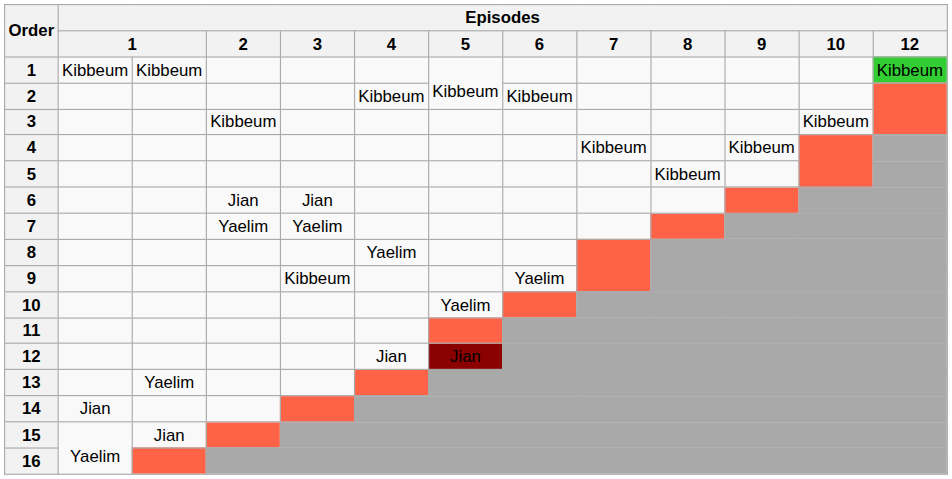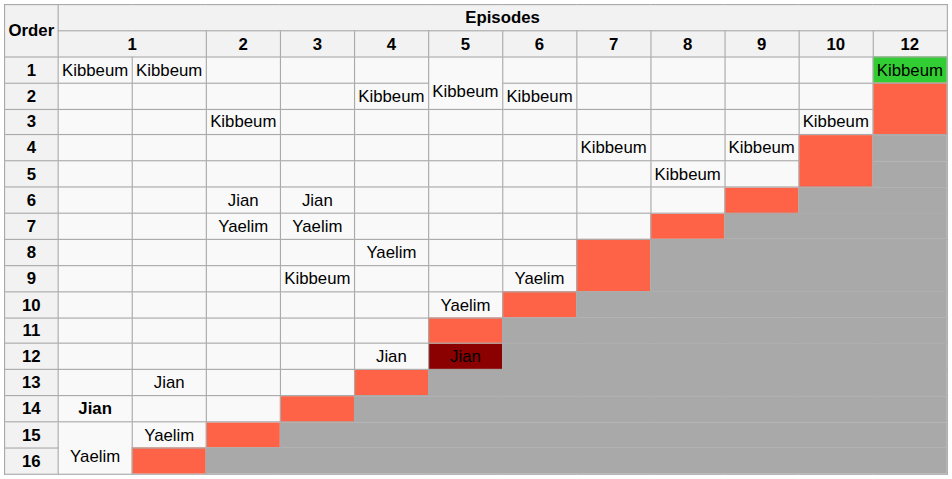(169, 382) Yaelim -> (169, 382) Jian
(95, 408) normal -> (95, 408) bold
(169, 435) Jian -> (169, 435) Yaelim
